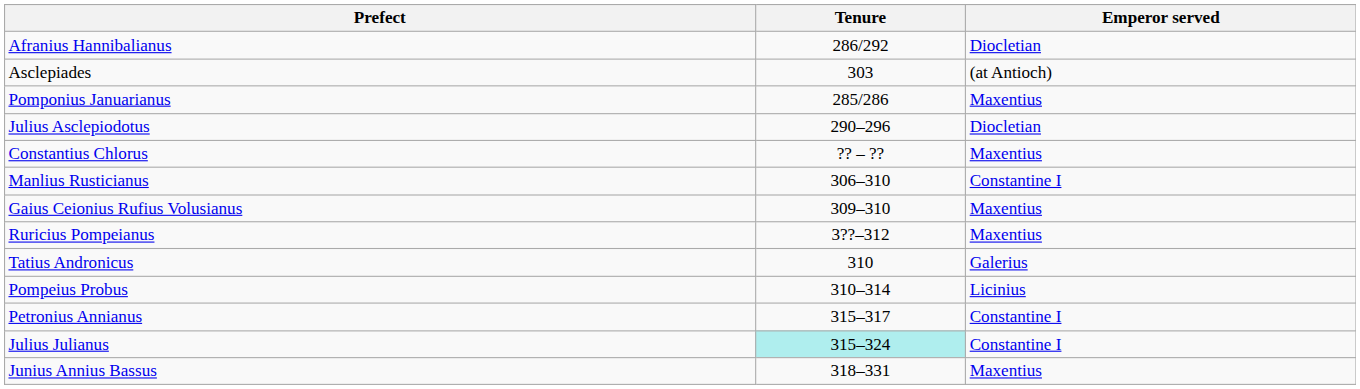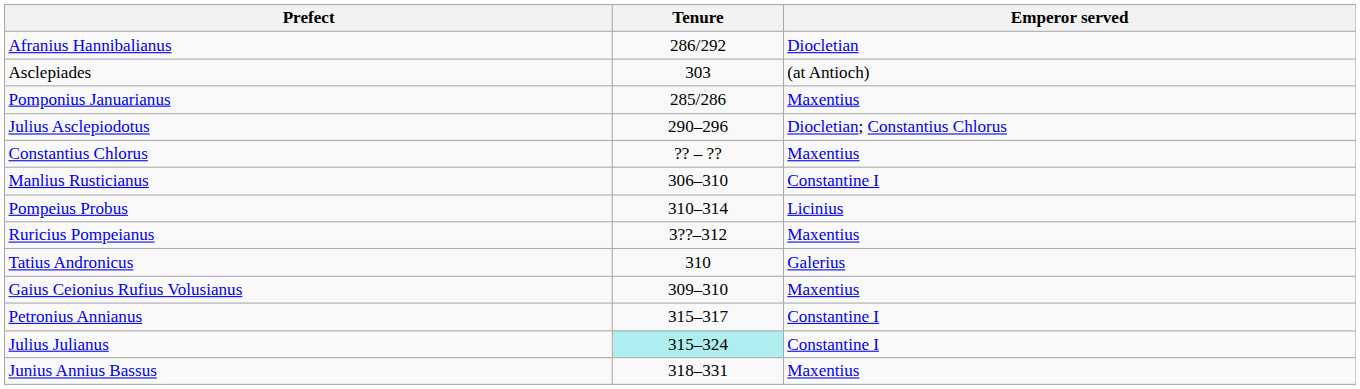(1005, 126) Diocletian -> (897, 126) Diocletian; Constantius Chlorus
rows swapped: (125, 208) <-> (68, 289)
